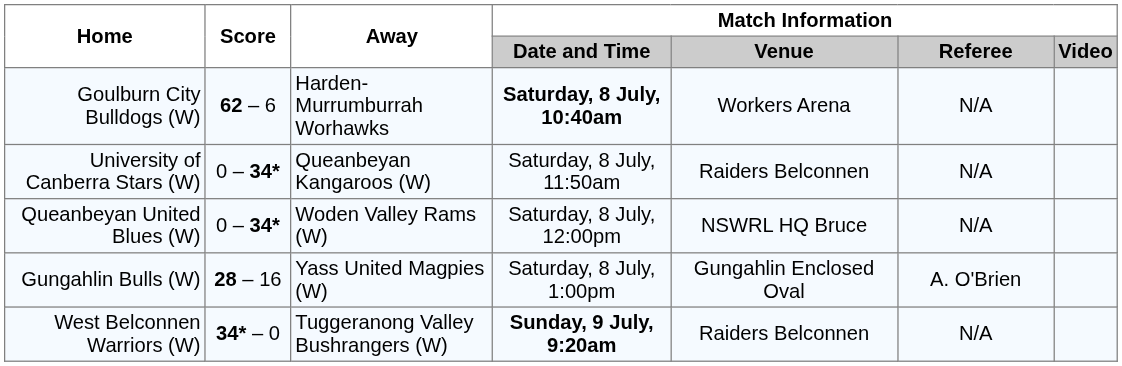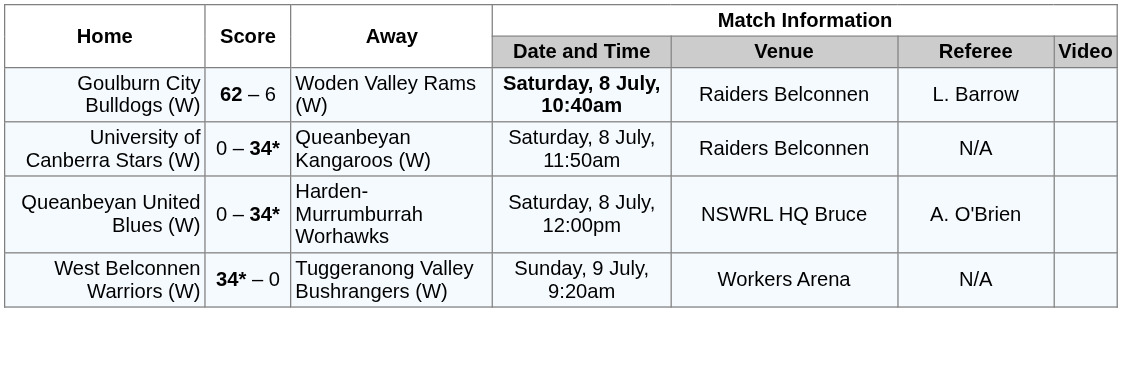(359, 105) Harden-Murrumburrah Worhawks -> (386, 94) Woden Valley Rams (W)
(784, 105) Workers Arena -> (784, 94) Raiders Belconnen
(976, 105) N/A -> (976, 94) L. Barrow
(386, 225) Woden Valley Rams (W) -> (359, 214) Harden-Murrumburrah Worhawks
(976, 225) N/A -> (976, 214) A. O'Brien
- row: (111, 279)
(582, 333) bold -> (582, 279) normal
(784, 333) Raiders Belconnen -> (784, 279) Workers Arena
